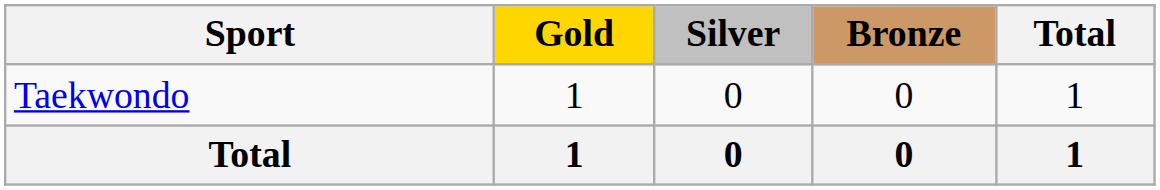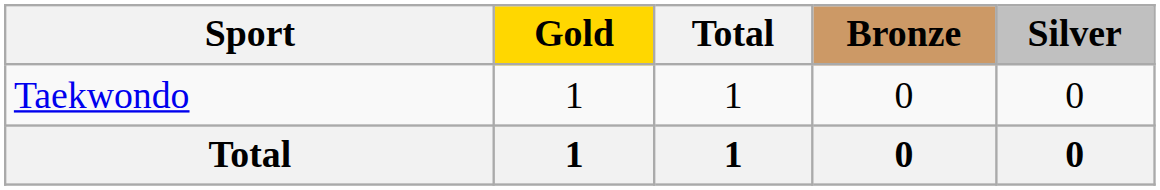columns swapped: (733, 34) <-> (1075, 34)
